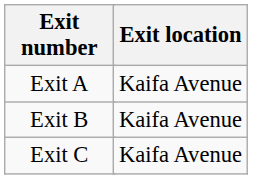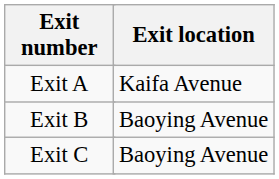(180, 119) Kaifa Avenue -> (194, 119) Baoying Avenue
(180, 155) Kaifa Avenue -> (194, 155) Baoying Avenue
